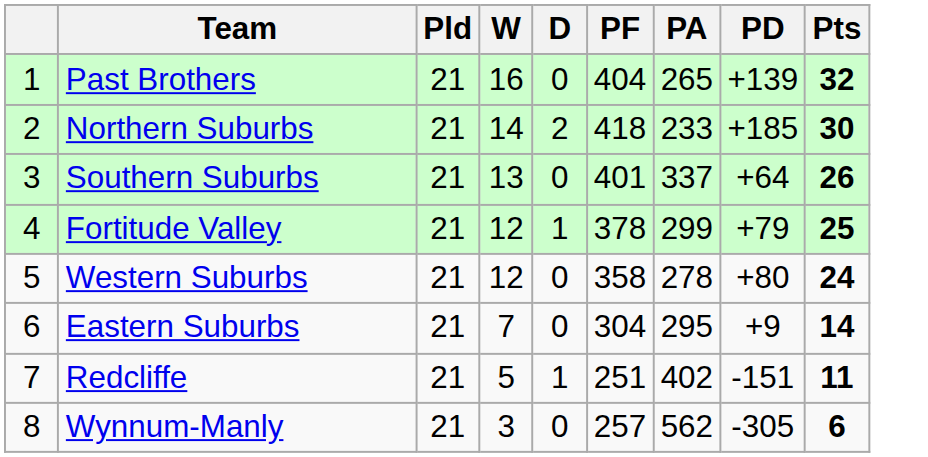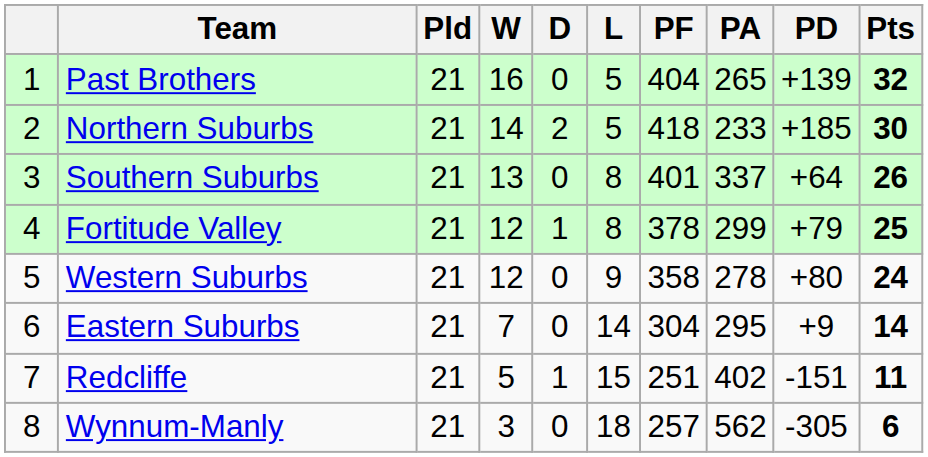+ column: (613, 29)
